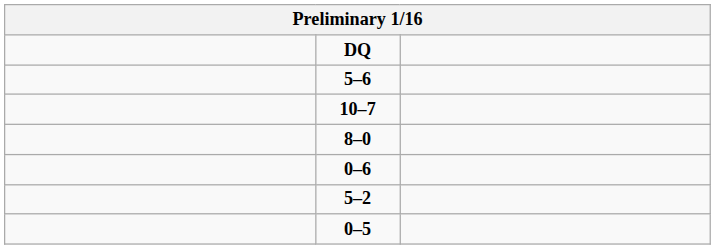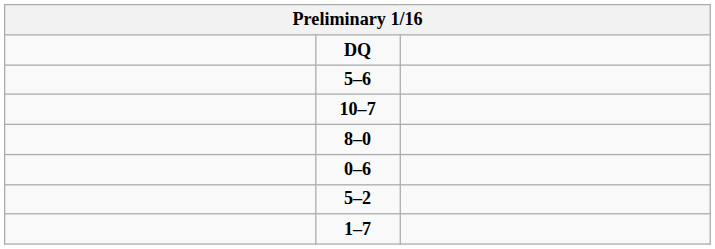- row: (358, 229)
+ row: (358, 229)
